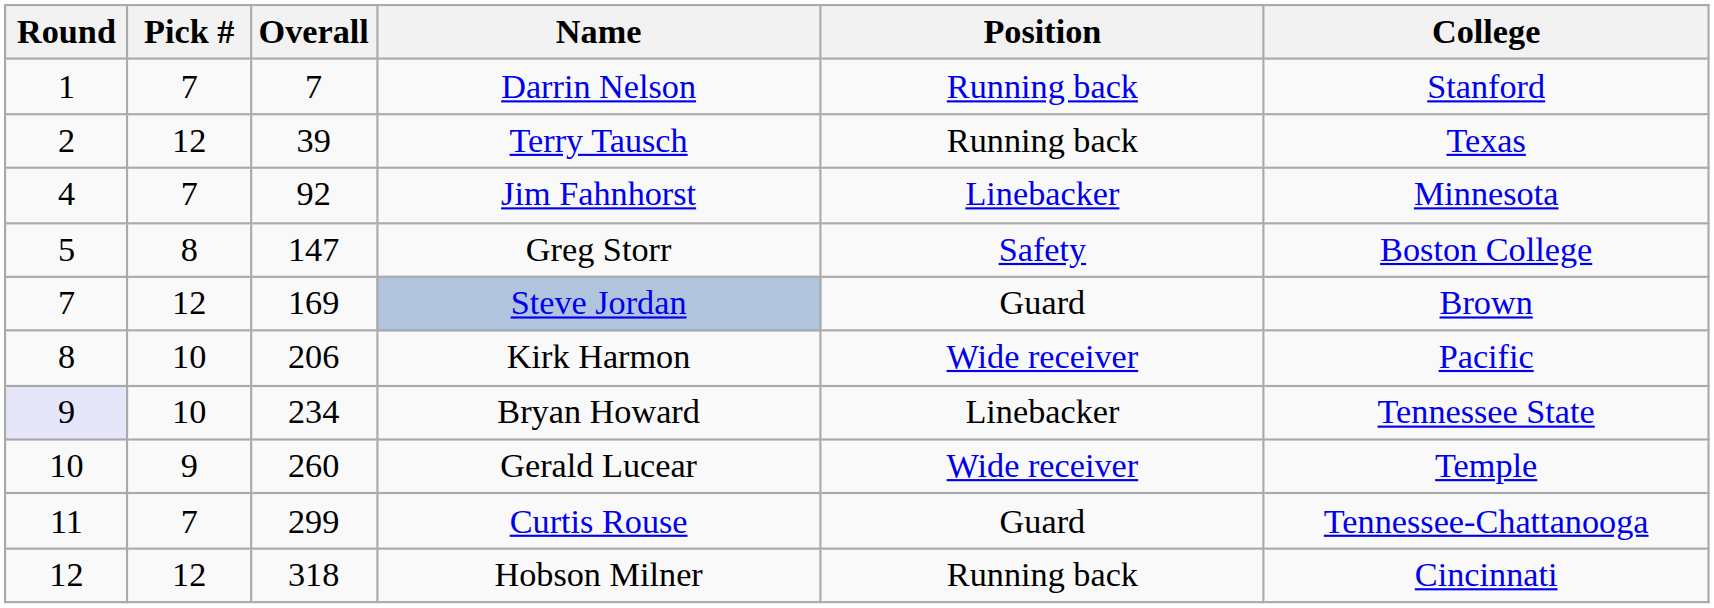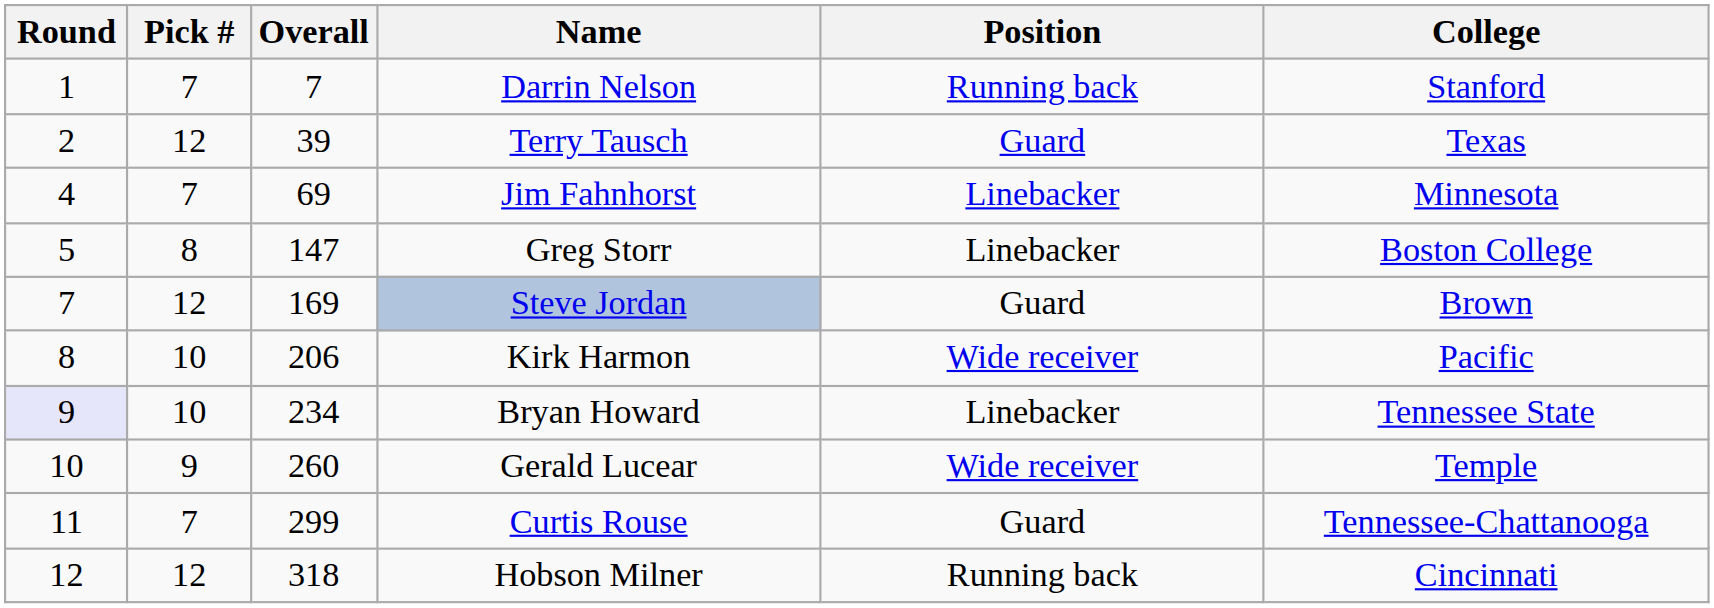(1042, 140) Running back -> (1042, 140) Guard
(314, 194) 92 -> (314, 194) 69
(1042, 248) Safety -> (1042, 248) Linebacker
